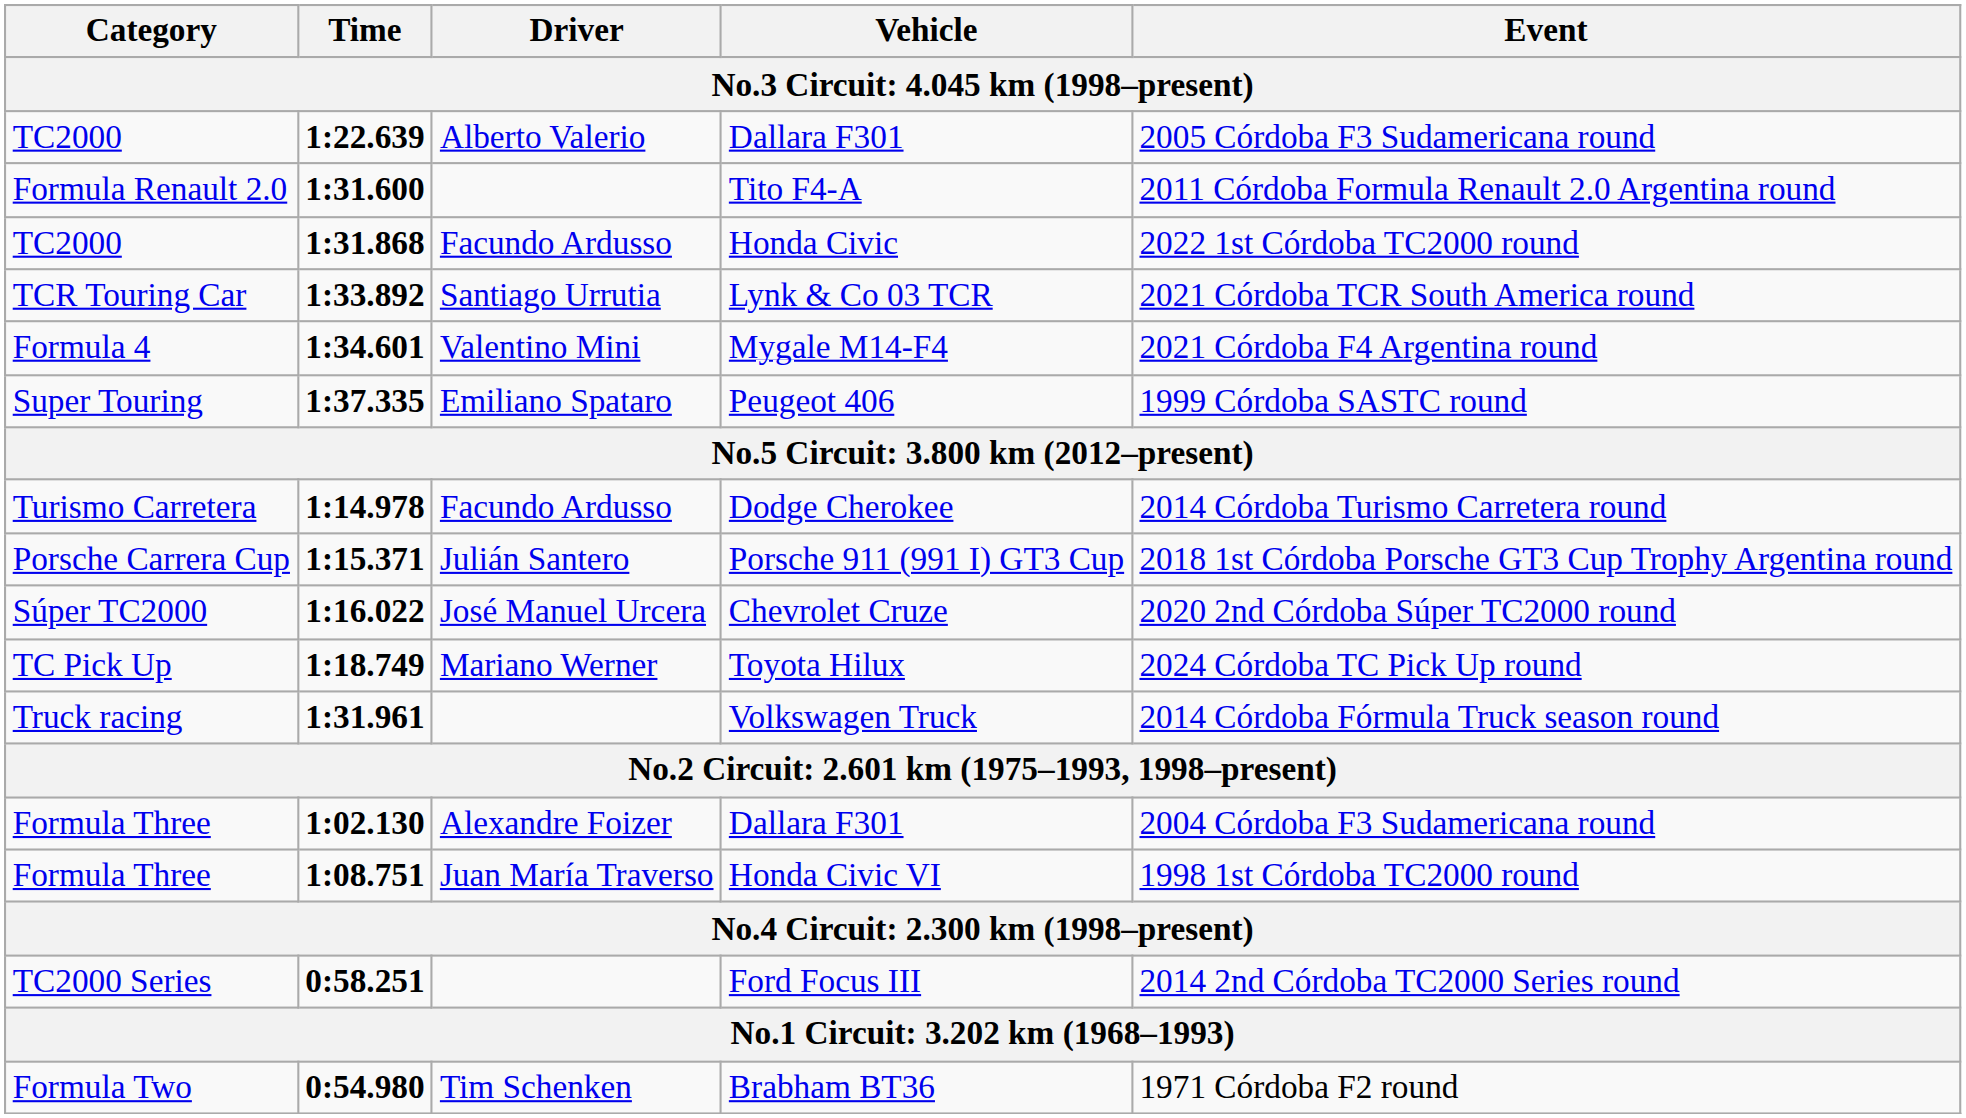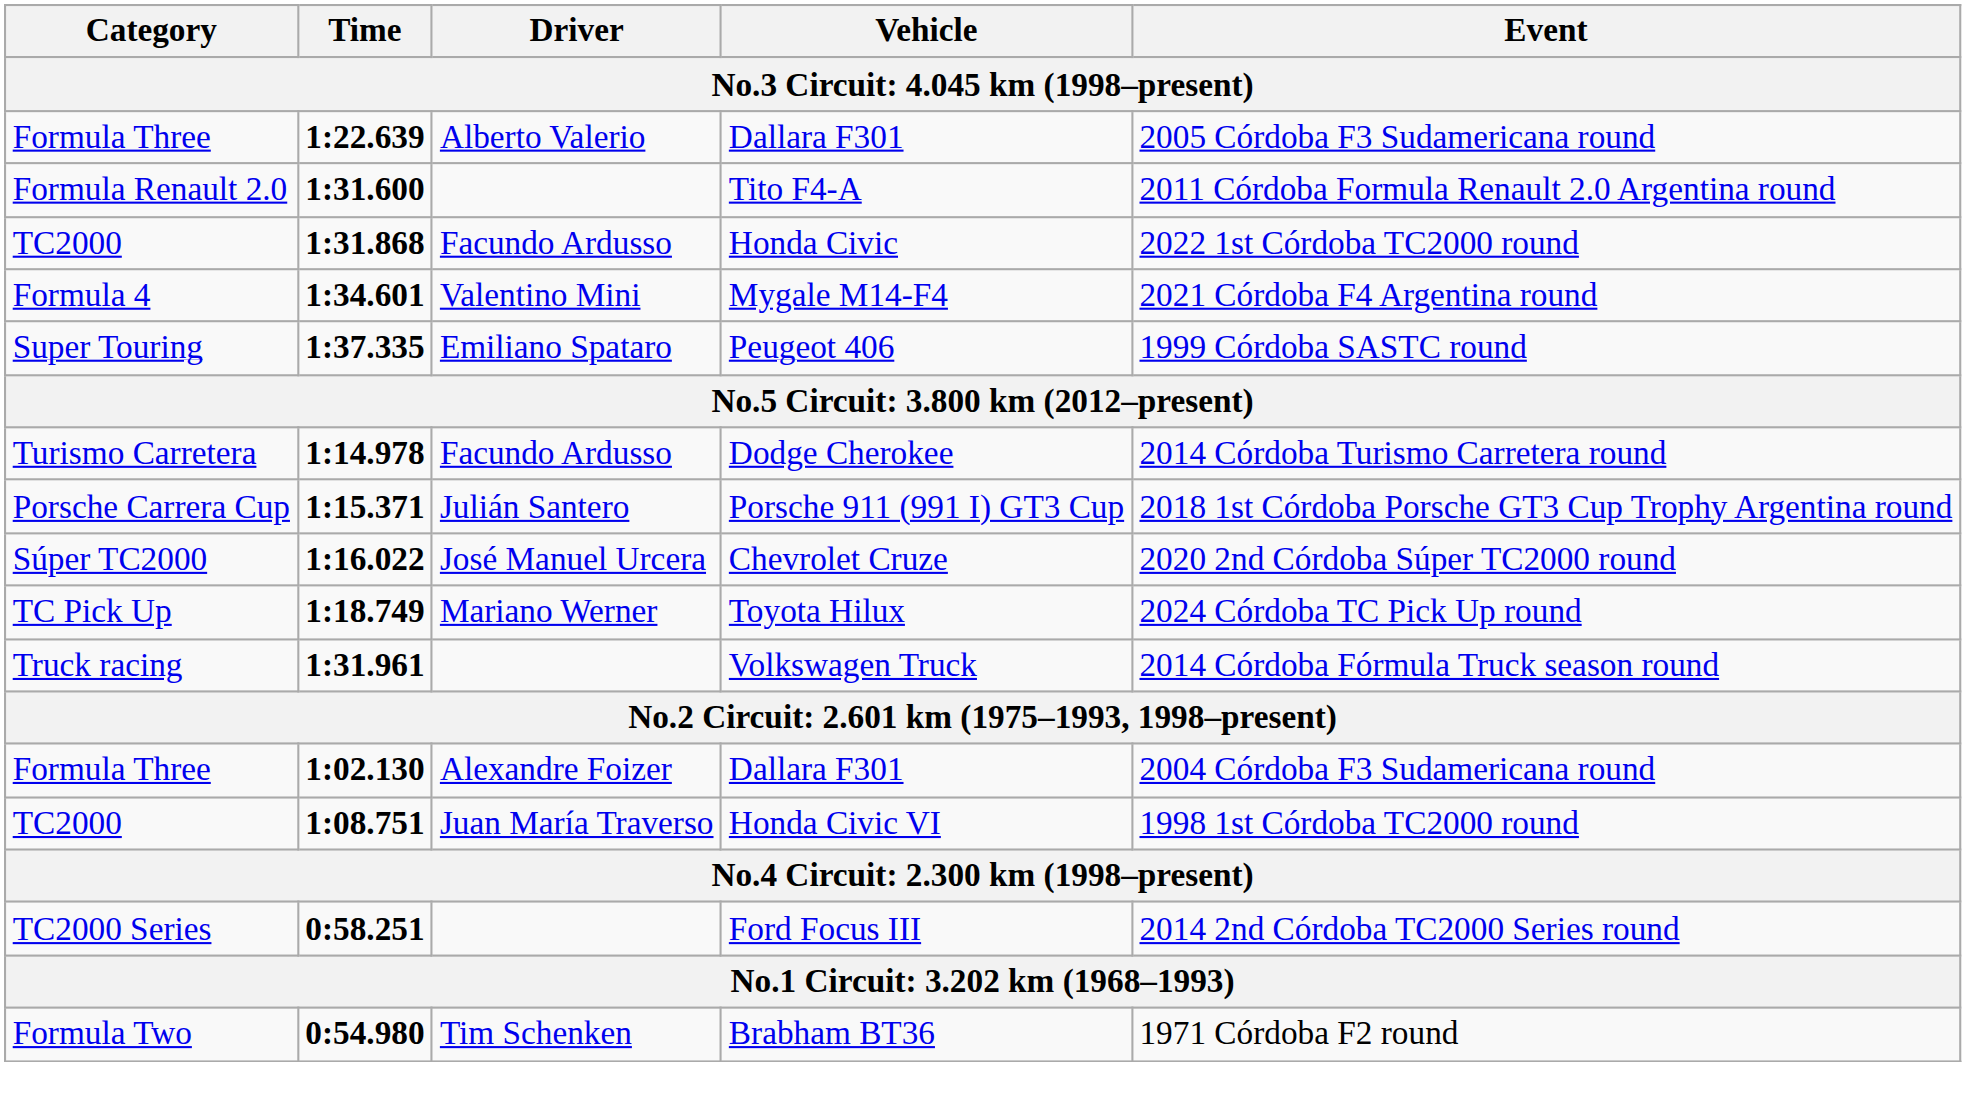(67, 136) TC2000 -> (112, 136) Formula Three
- row: (365, 294)
(112, 875) Formula Three -> (67, 822) TC2000
